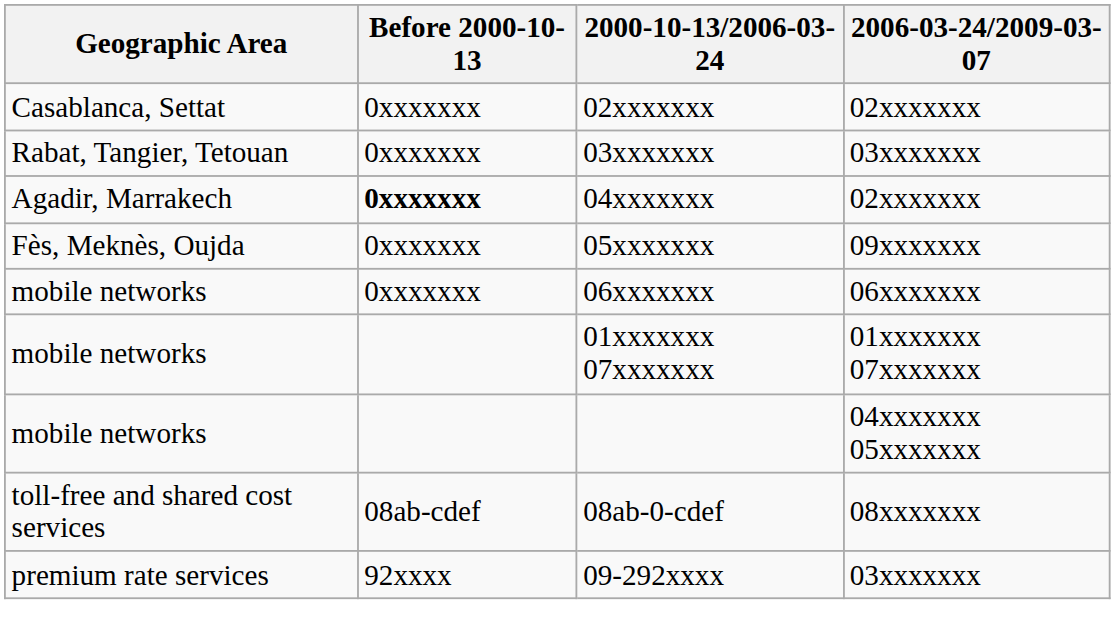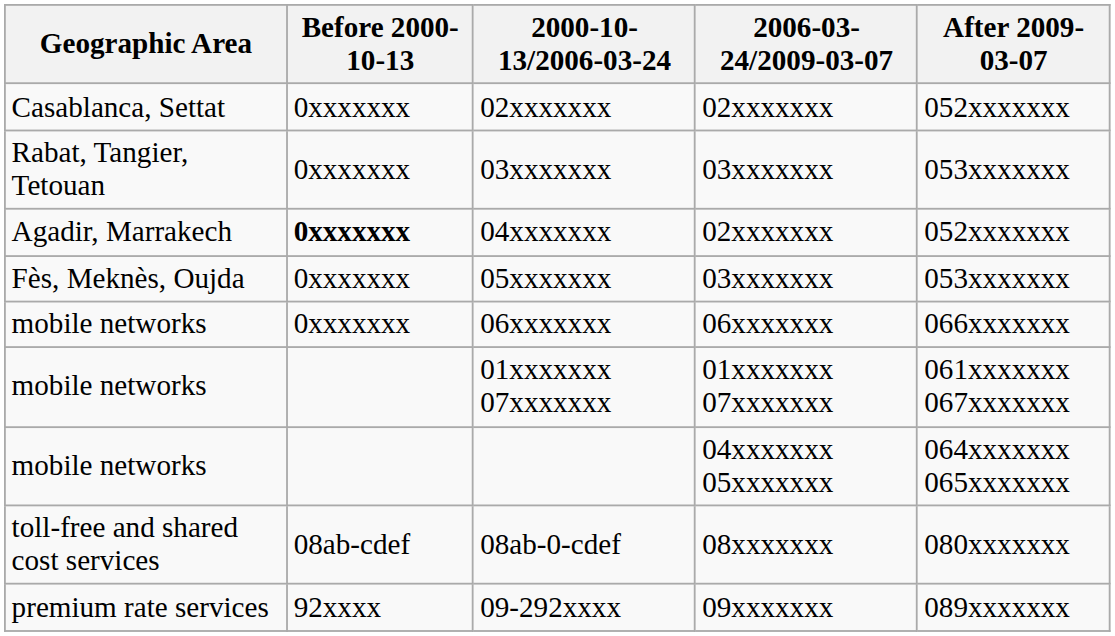+ column: (1014, 43)
(915, 245) 09xxxxxxx -> (768, 277) 03xxxxxxx
(915, 574) 03xxxxxxx -> (768, 607) 09xxxxxxx
